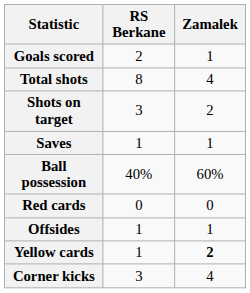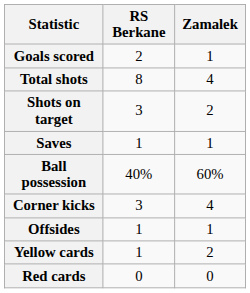rows swapped: (54, 275) <-> (54, 205)
(210, 252) bold -> (210, 252) normal
